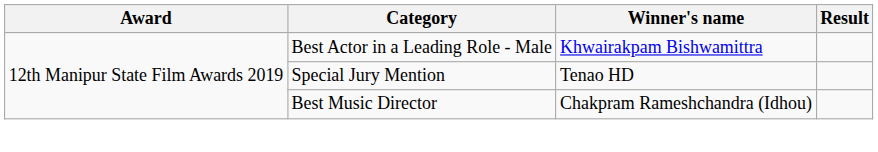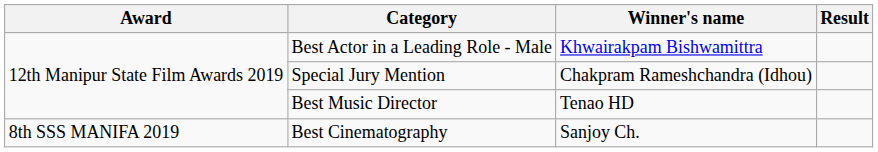(597, 75) Tenao HD -> (686, 75) Chakpram Rameshchandra (Idhou)
(686, 103) Chakpram Rameshchandra (Idhou) -> (597, 103) Tenao HD
+ row: (369, 132)
